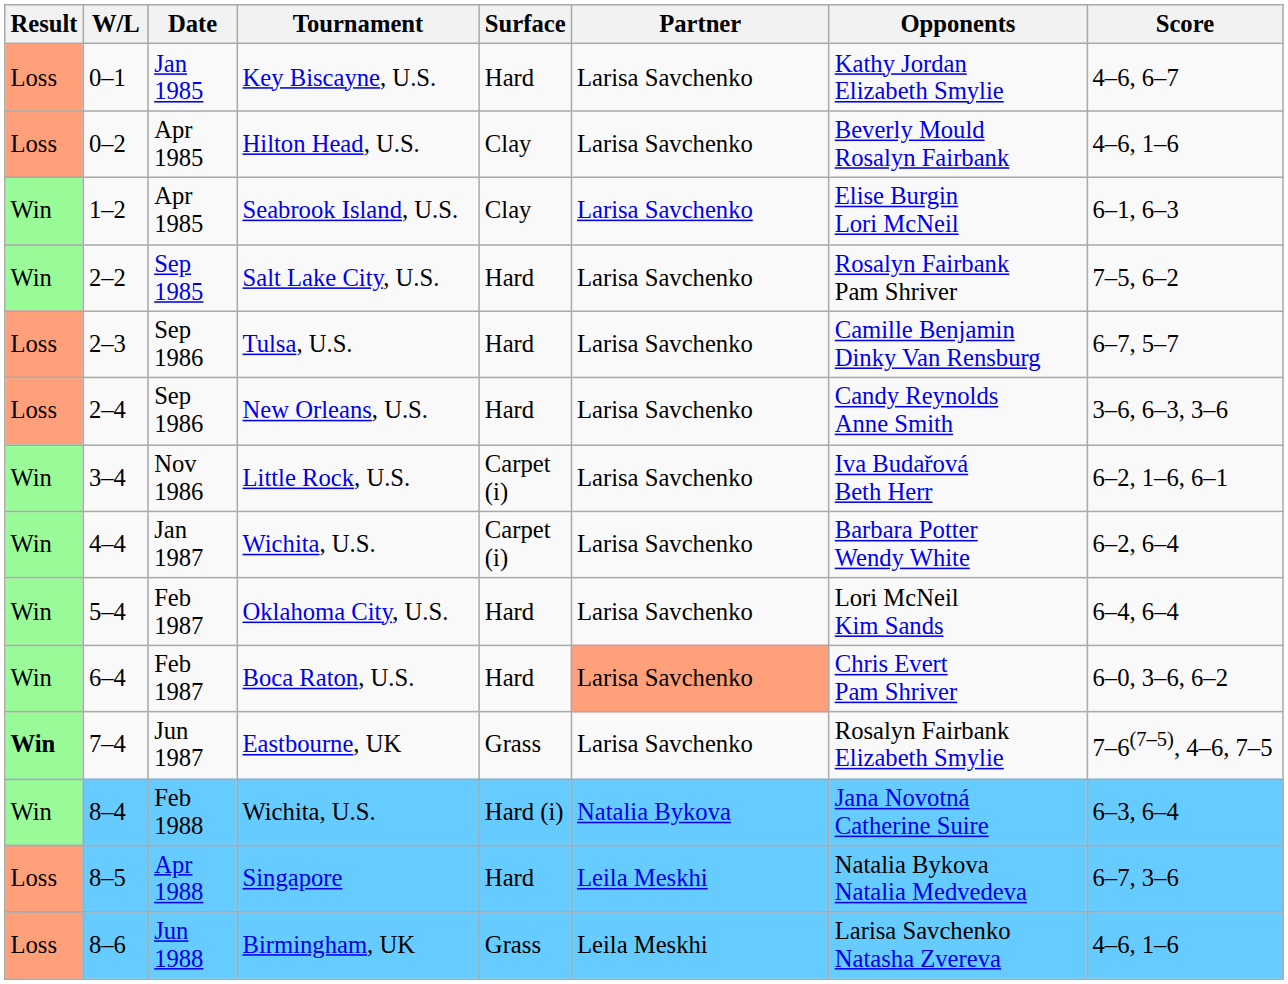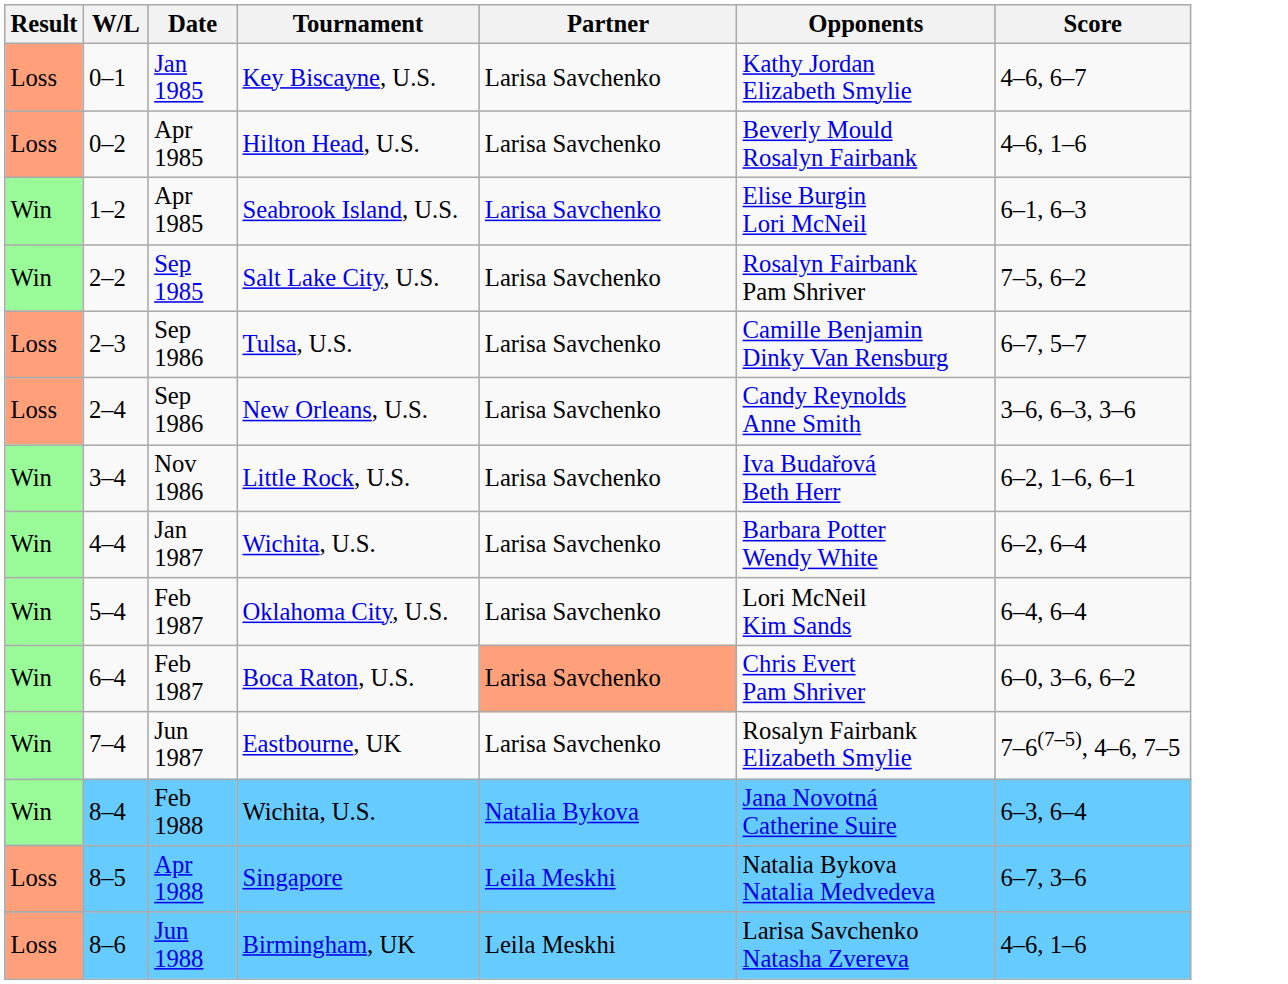- column: (525, 24)
(33, 744) bold -> (31, 744) normal
